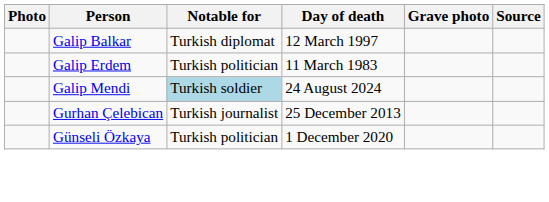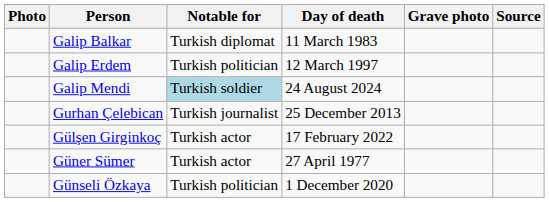(332, 40) 12 March 1997 -> (331, 40) 11 March 1983
(331, 64) 11 March 1983 -> (332, 64) 12 March 1997
+ row: (107, 137)
+ row: (94, 161)
